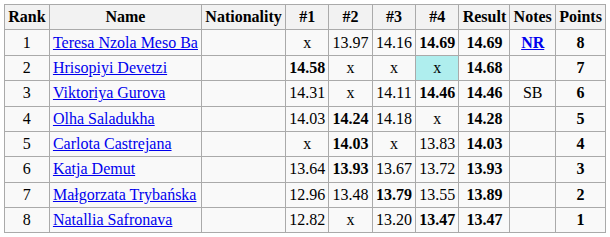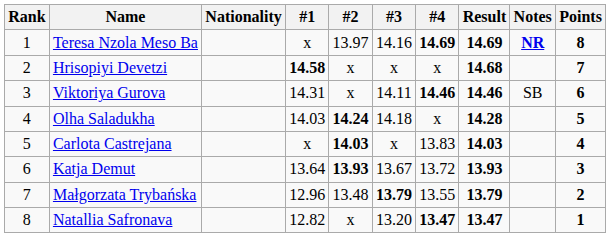(437, 67) paleturquoise background -> (437, 67) no background
(484, 194) 13.89 -> (484, 194) 13.79
